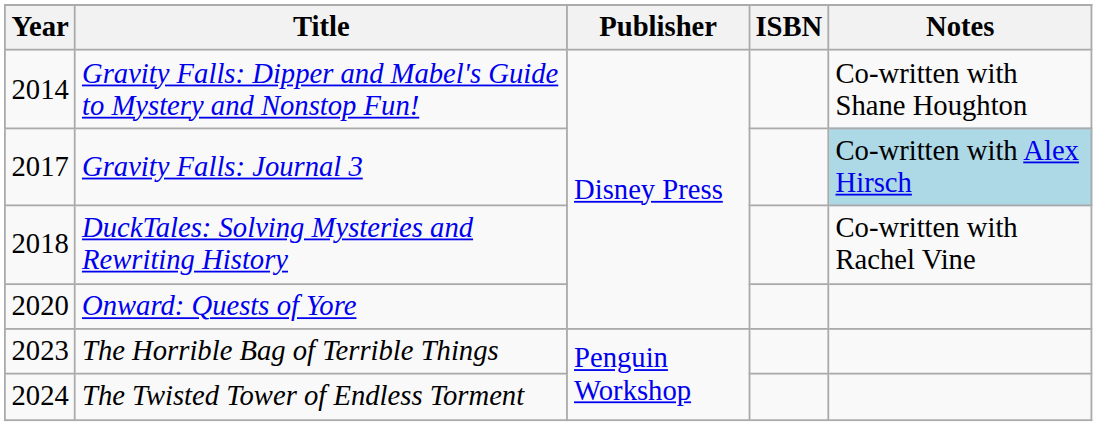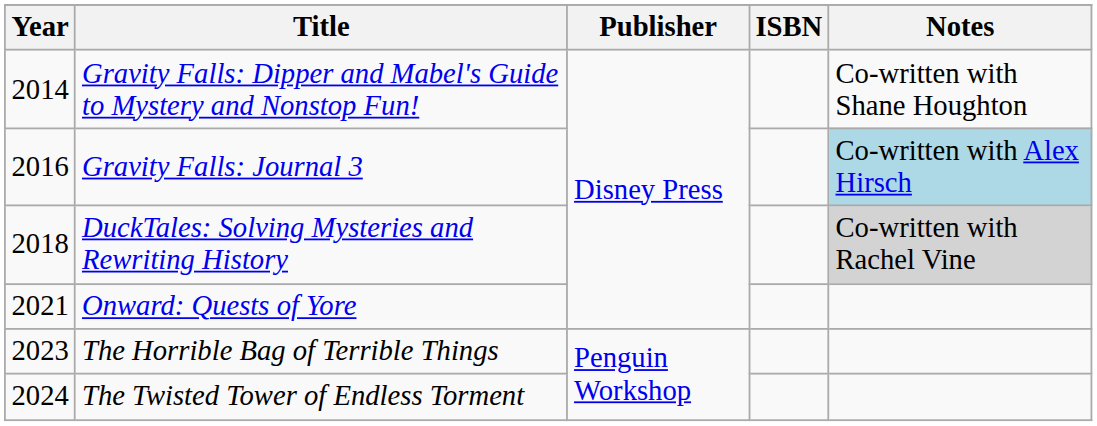(40, 166) 2017 -> (40, 166) 2016
(927, 244) no background -> (927, 244) lightgrey background
(40, 305) 2020 -> (40, 305) 2021
